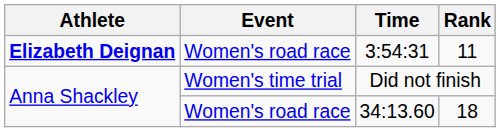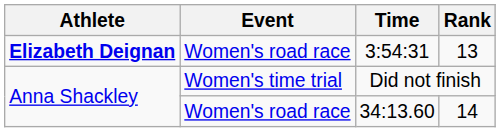(467, 51) 11 -> (467, 51) 13
(467, 112) 18 -> (467, 112) 14
